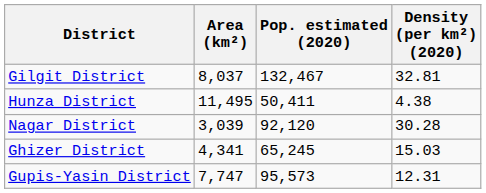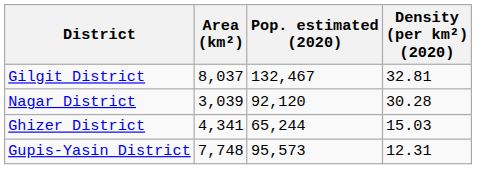- row: (72, 102)
(287, 151) 65,245 -> (278, 126) 65,244
(221, 176) 7,747 -> (221, 151) 7,748
